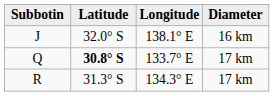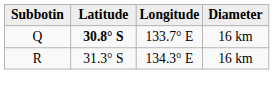- row: (37, 36)
(235, 58) 17 km -> (235, 36) 16 km
(235, 79) 17 km -> (235, 58) 16 km
